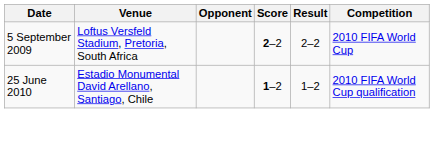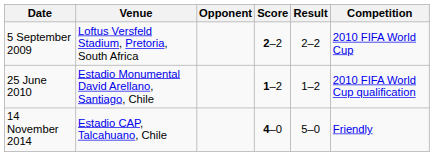+ row: (33, 129)
